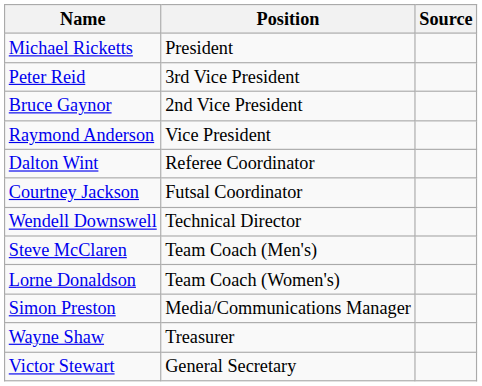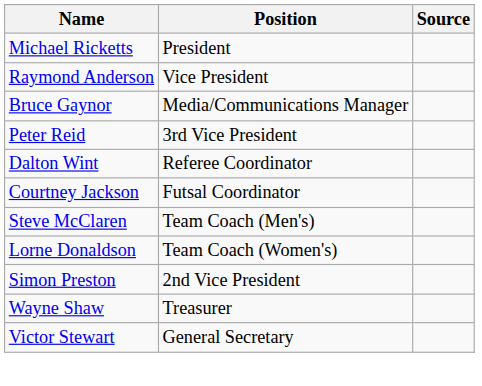rows swapped: (81, 134) <-> (47, 76)
(234, 105) 2nd Vice President -> (285, 105) Media/Communications Manager
- row: (83, 221)
(288, 308) Media/Communications Manager -> (231, 279) 2nd Vice President
